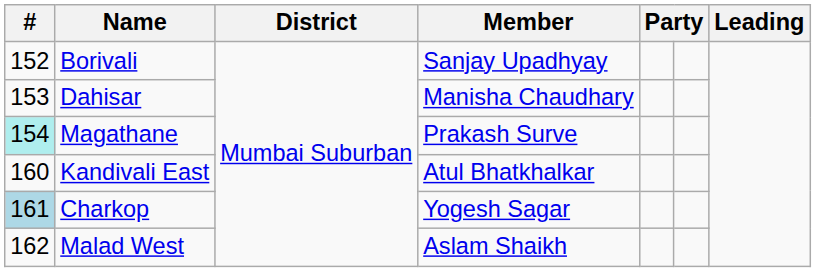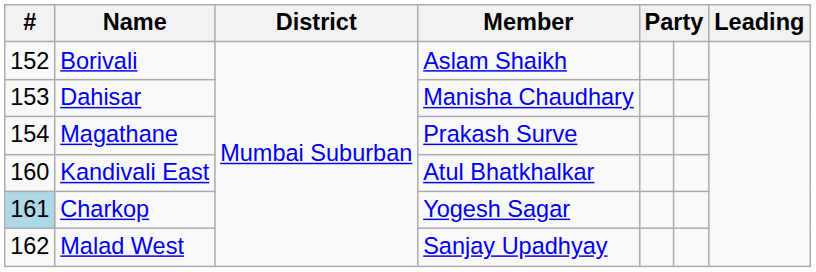(515, 60) Sanjay Upadhyay -> (495, 60) Aslam Shaikh
(30, 135) paleturquoise background -> (30, 135) no background
(495, 246) Aslam Shaikh -> (515, 246) Sanjay Upadhyay
